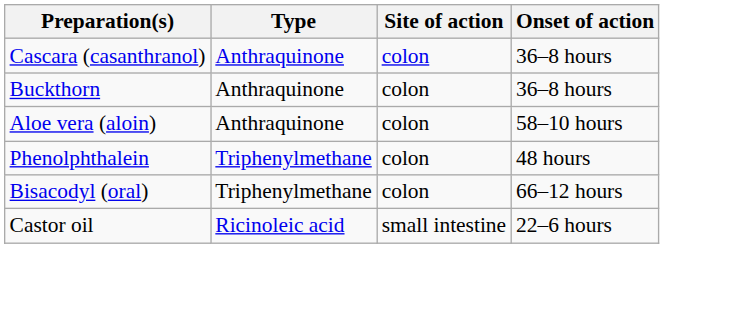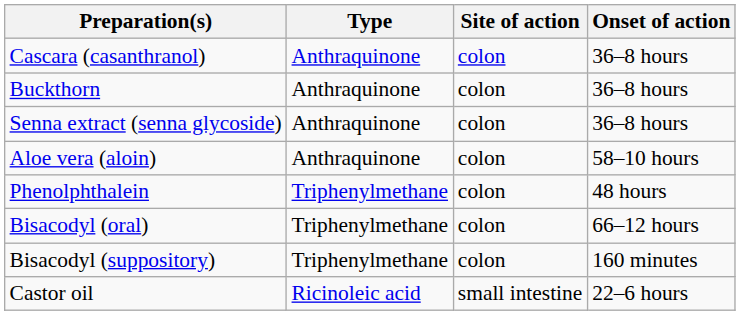+ row: (146, 123)
+ row: (112, 259)
